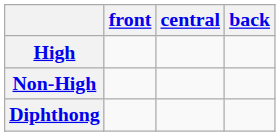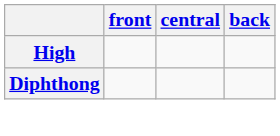- row: (54, 83)
